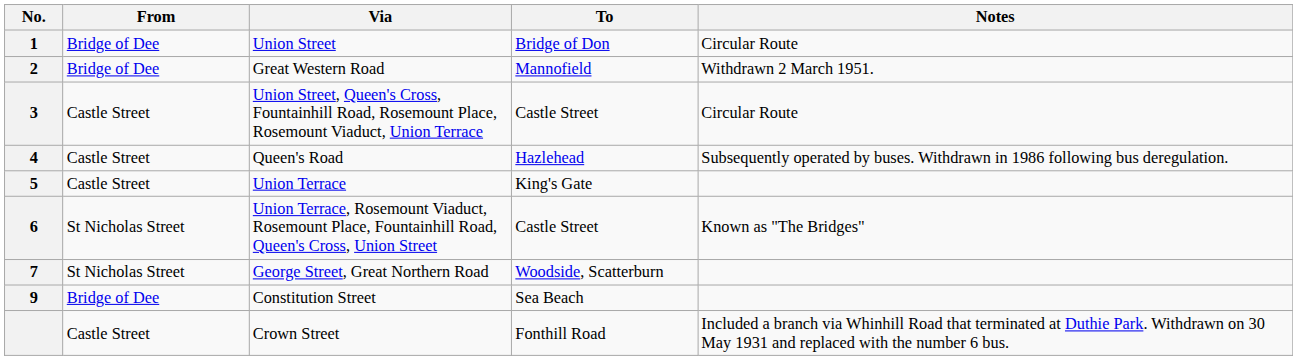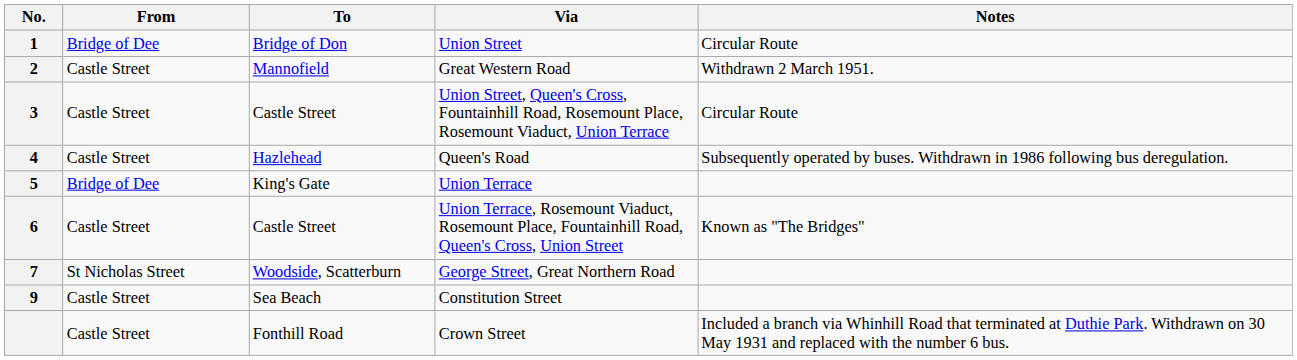columns swapped: (605, 17) <-> (380, 17)
(113, 69) Bridge of Dee -> (108, 69) Castle Street
(108, 183) Castle Street -> (113, 183) Bridge of Dee
(126, 227) St Nicholas Street -> (108, 227) Castle Street
(113, 297) Bridge of Dee -> (108, 297) Castle Street
